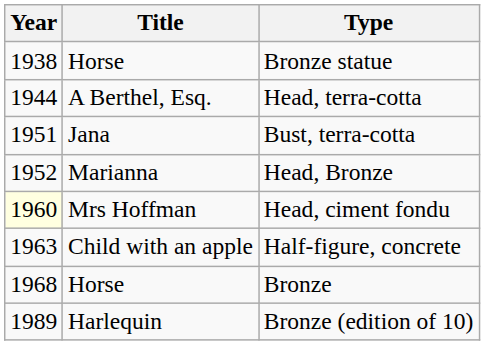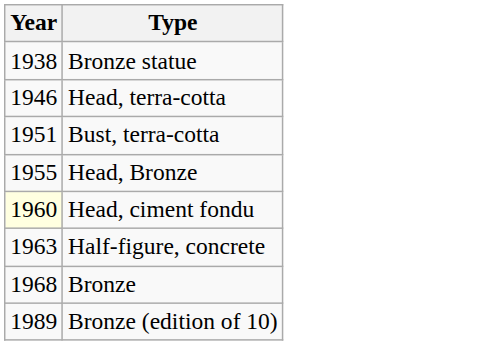- column: (160, 23)
(34, 97) 1944 -> (34, 97) 1946
(34, 172) 1952 -> (34, 172) 1955
